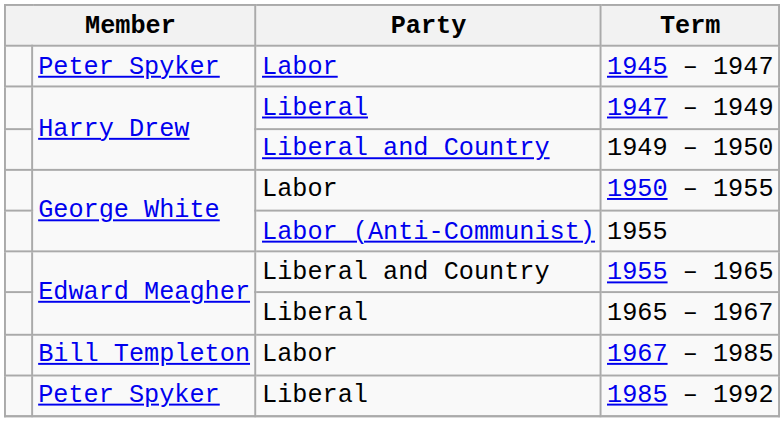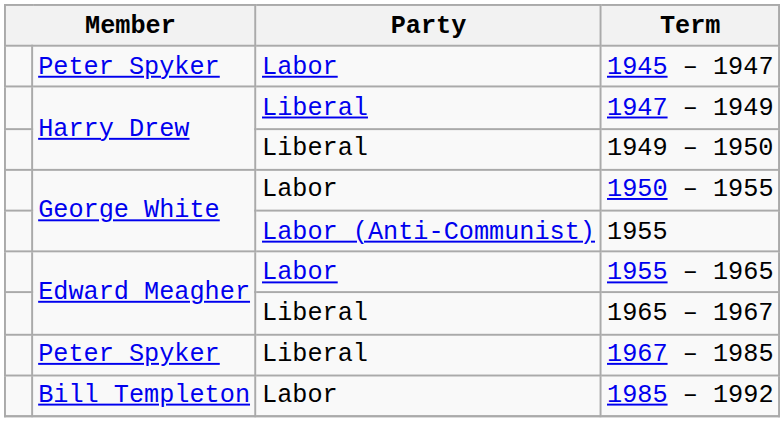(406, 149) Liberal and Country -> (315, 149) Liberal
(406, 272) Liberal and Country -> (300, 272) Labor
(144, 354) Bill Templeton -> (129, 354) Peter Spyker
(300, 354) Labor -> (315, 354) Liberal
(129, 395) Peter Spyker -> (144, 395) Bill Templeton
(315, 395) Liberal -> (300, 395) Labor
